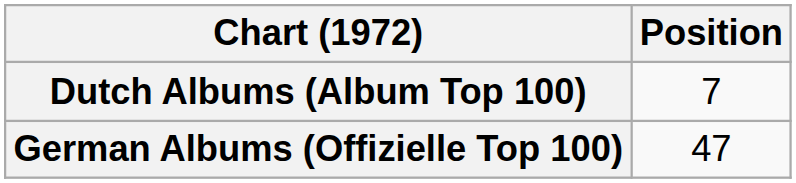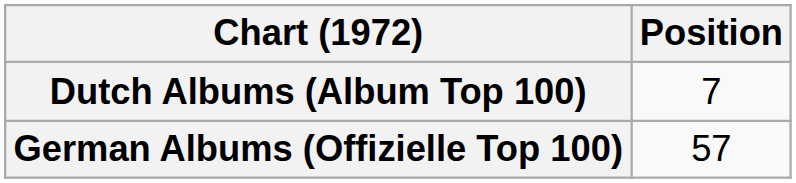(711, 148) 47 -> (711, 148) 57
